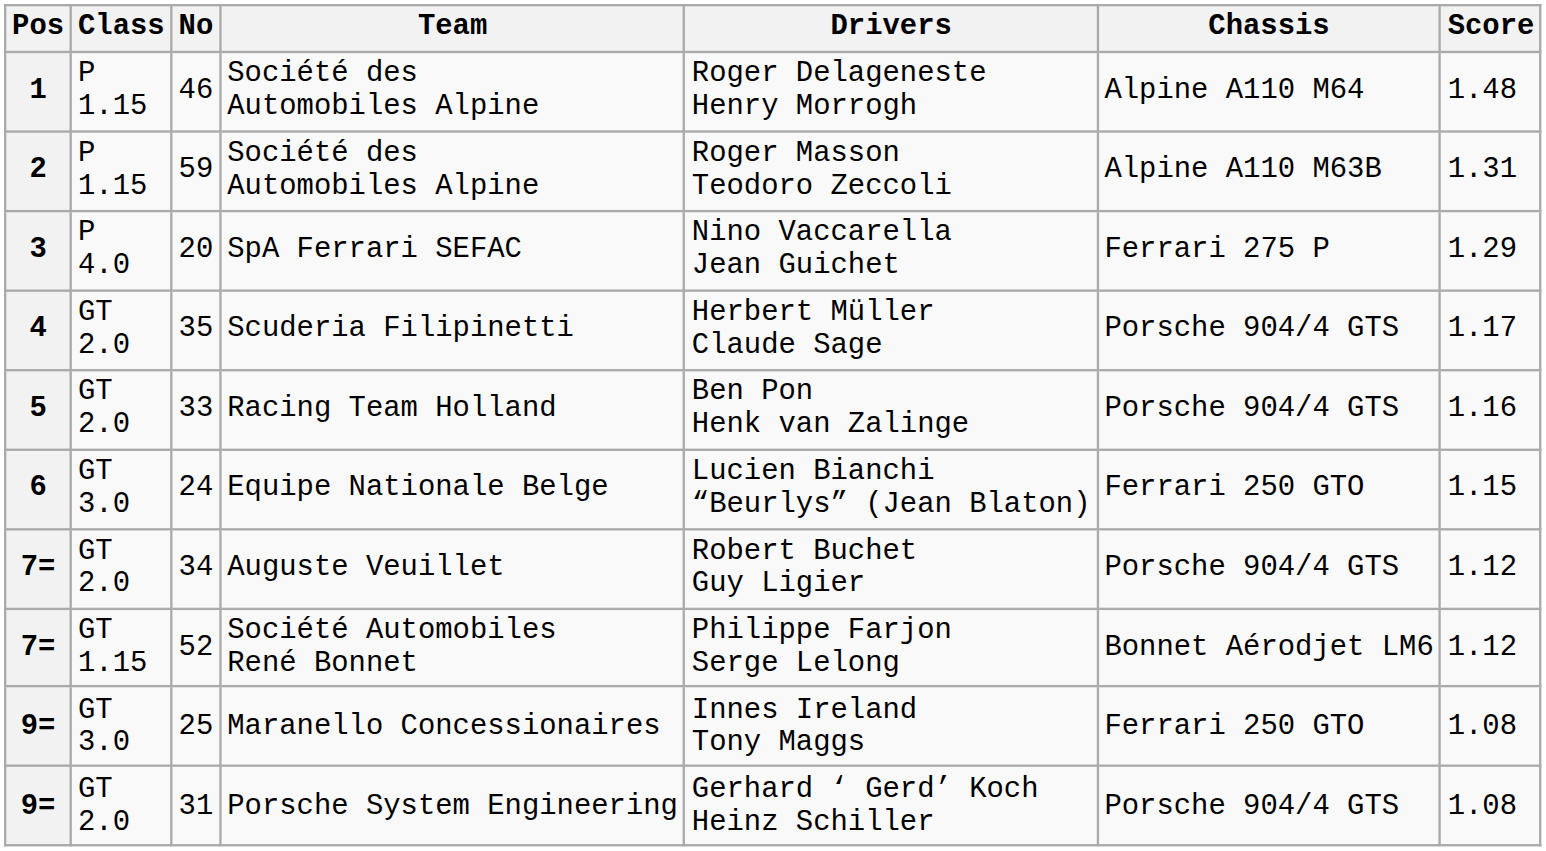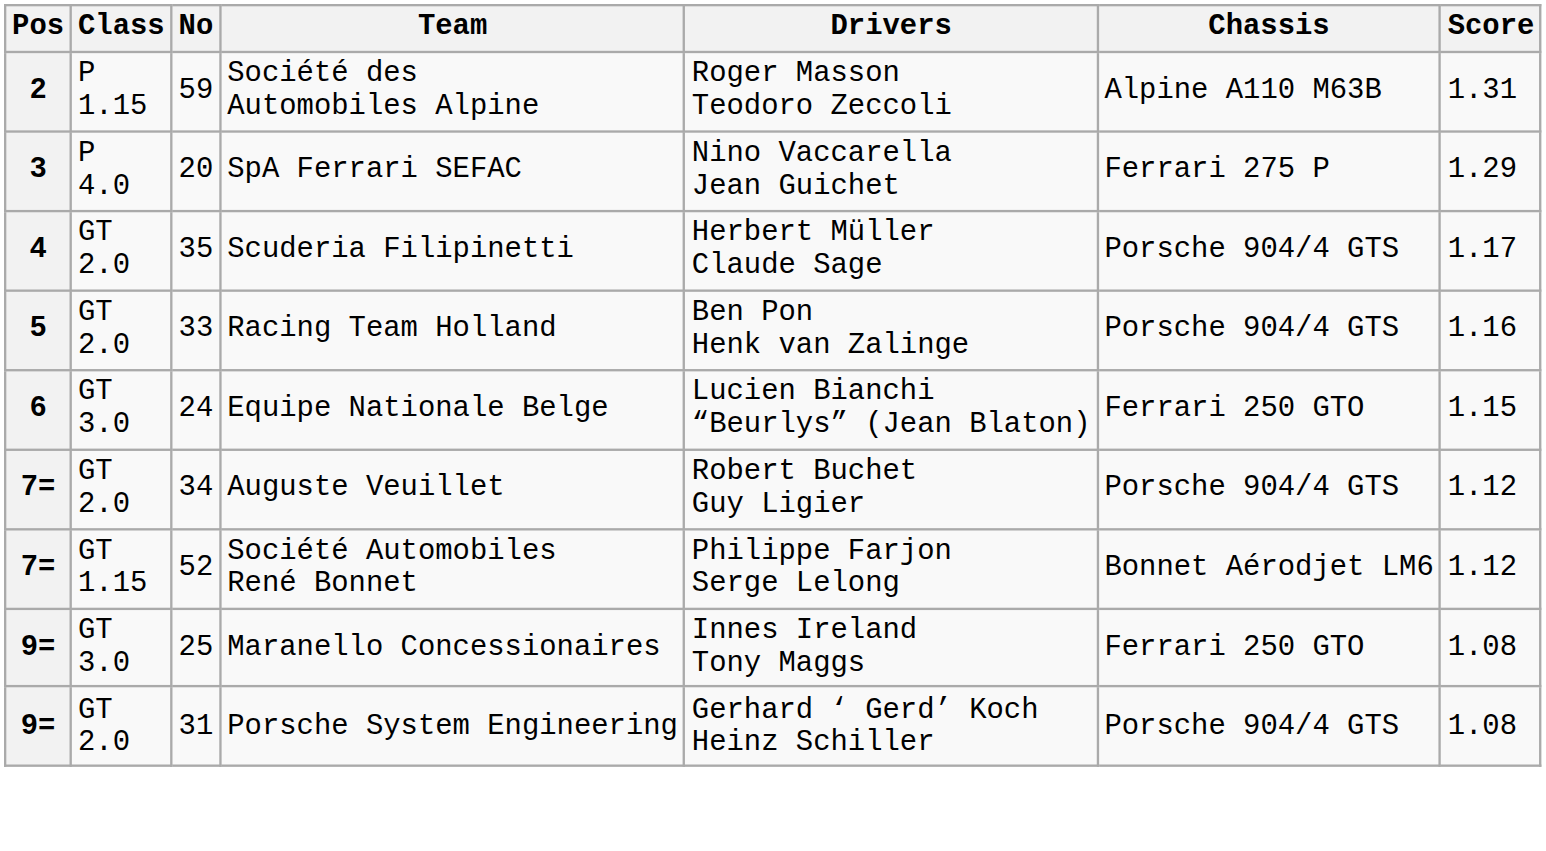- row: (196, 92)
